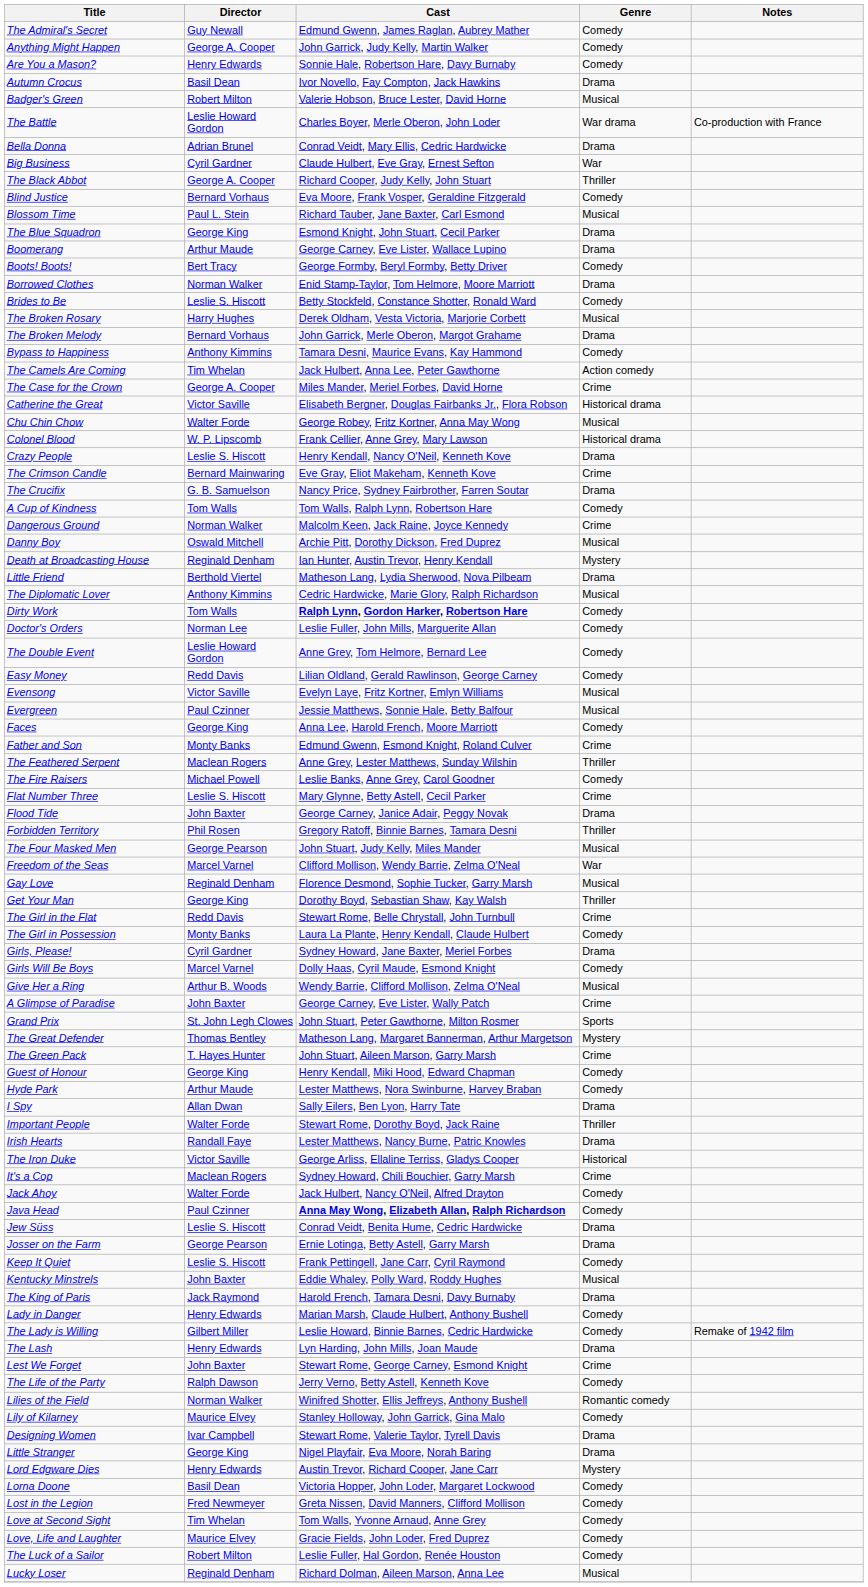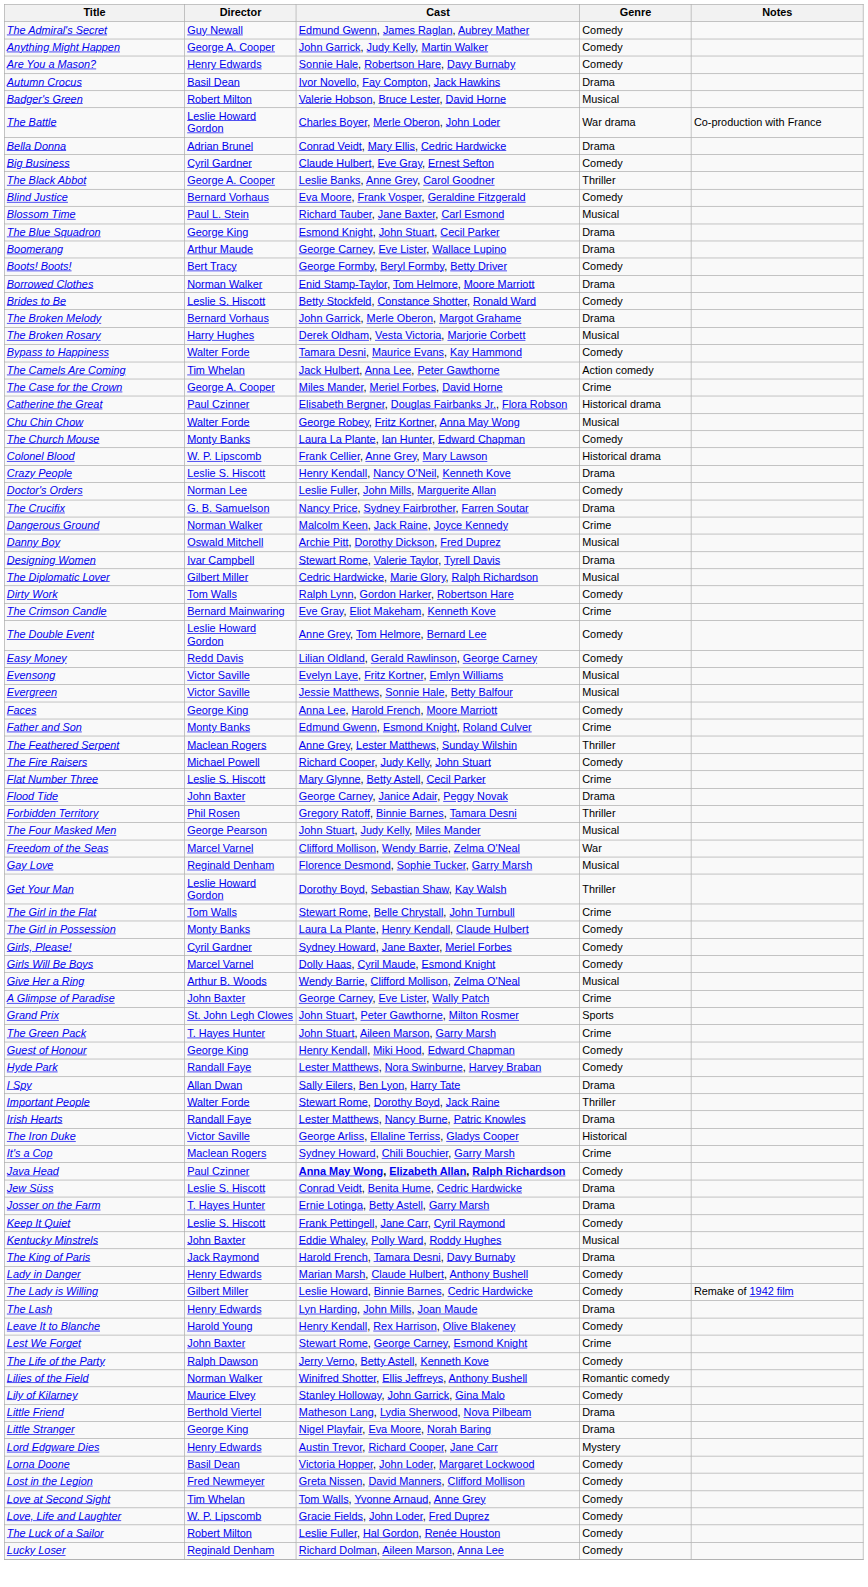(592, 163) War -> (603, 163) Comedy
(395, 180) Richard Cooper, Judy Kelly, John Stuart -> (397, 180) Leslie Banks, Anne Grey, Carol Goodner
rows swapped: (54, 335) <-> (54, 318)
(230, 353) Anthony Kimmins -> (218, 353) Walter Forde
(219, 404) Victor Saville -> (218, 404) Paul Czinner
+ row: (53, 439)
rows swapped: (57, 473) <-> (45, 629)
- row: (52, 508)
- row: (78, 560)
rows swapped: (51, 1435) <-> (35, 577)
(230, 594) Anthony Kimmins -> (218, 577) Gilbert Miller
(413, 612) bold -> (406, 594) normal
(218, 710) Paul Czinner -> (219, 693) Victor Saville
(397, 779) Leslie Banks, Anne Grey, Carol Goodner -> (395, 762) Richard Cooper, Judy Kelly, John Stuart
(218, 900) George King -> (222, 889) Leslie Howard Gordon
(215, 917) Redd Davis -> (212, 912) Tom Walls
(599, 952) Drama -> (603, 947) Comedy
- row: (55, 1038)
(220, 1090) Arthur Maude -> (219, 1067) Randall Faye
- row: (32, 1193)
(227, 1245) George Pearson -> (226, 1205) T. Hayes Hunter
+ row: (53, 1326)
(221, 1538) Maurice Elvey -> (224, 1516) W. P. Lipscomb
(601, 1573) Musical -> (603, 1551) Comedy
